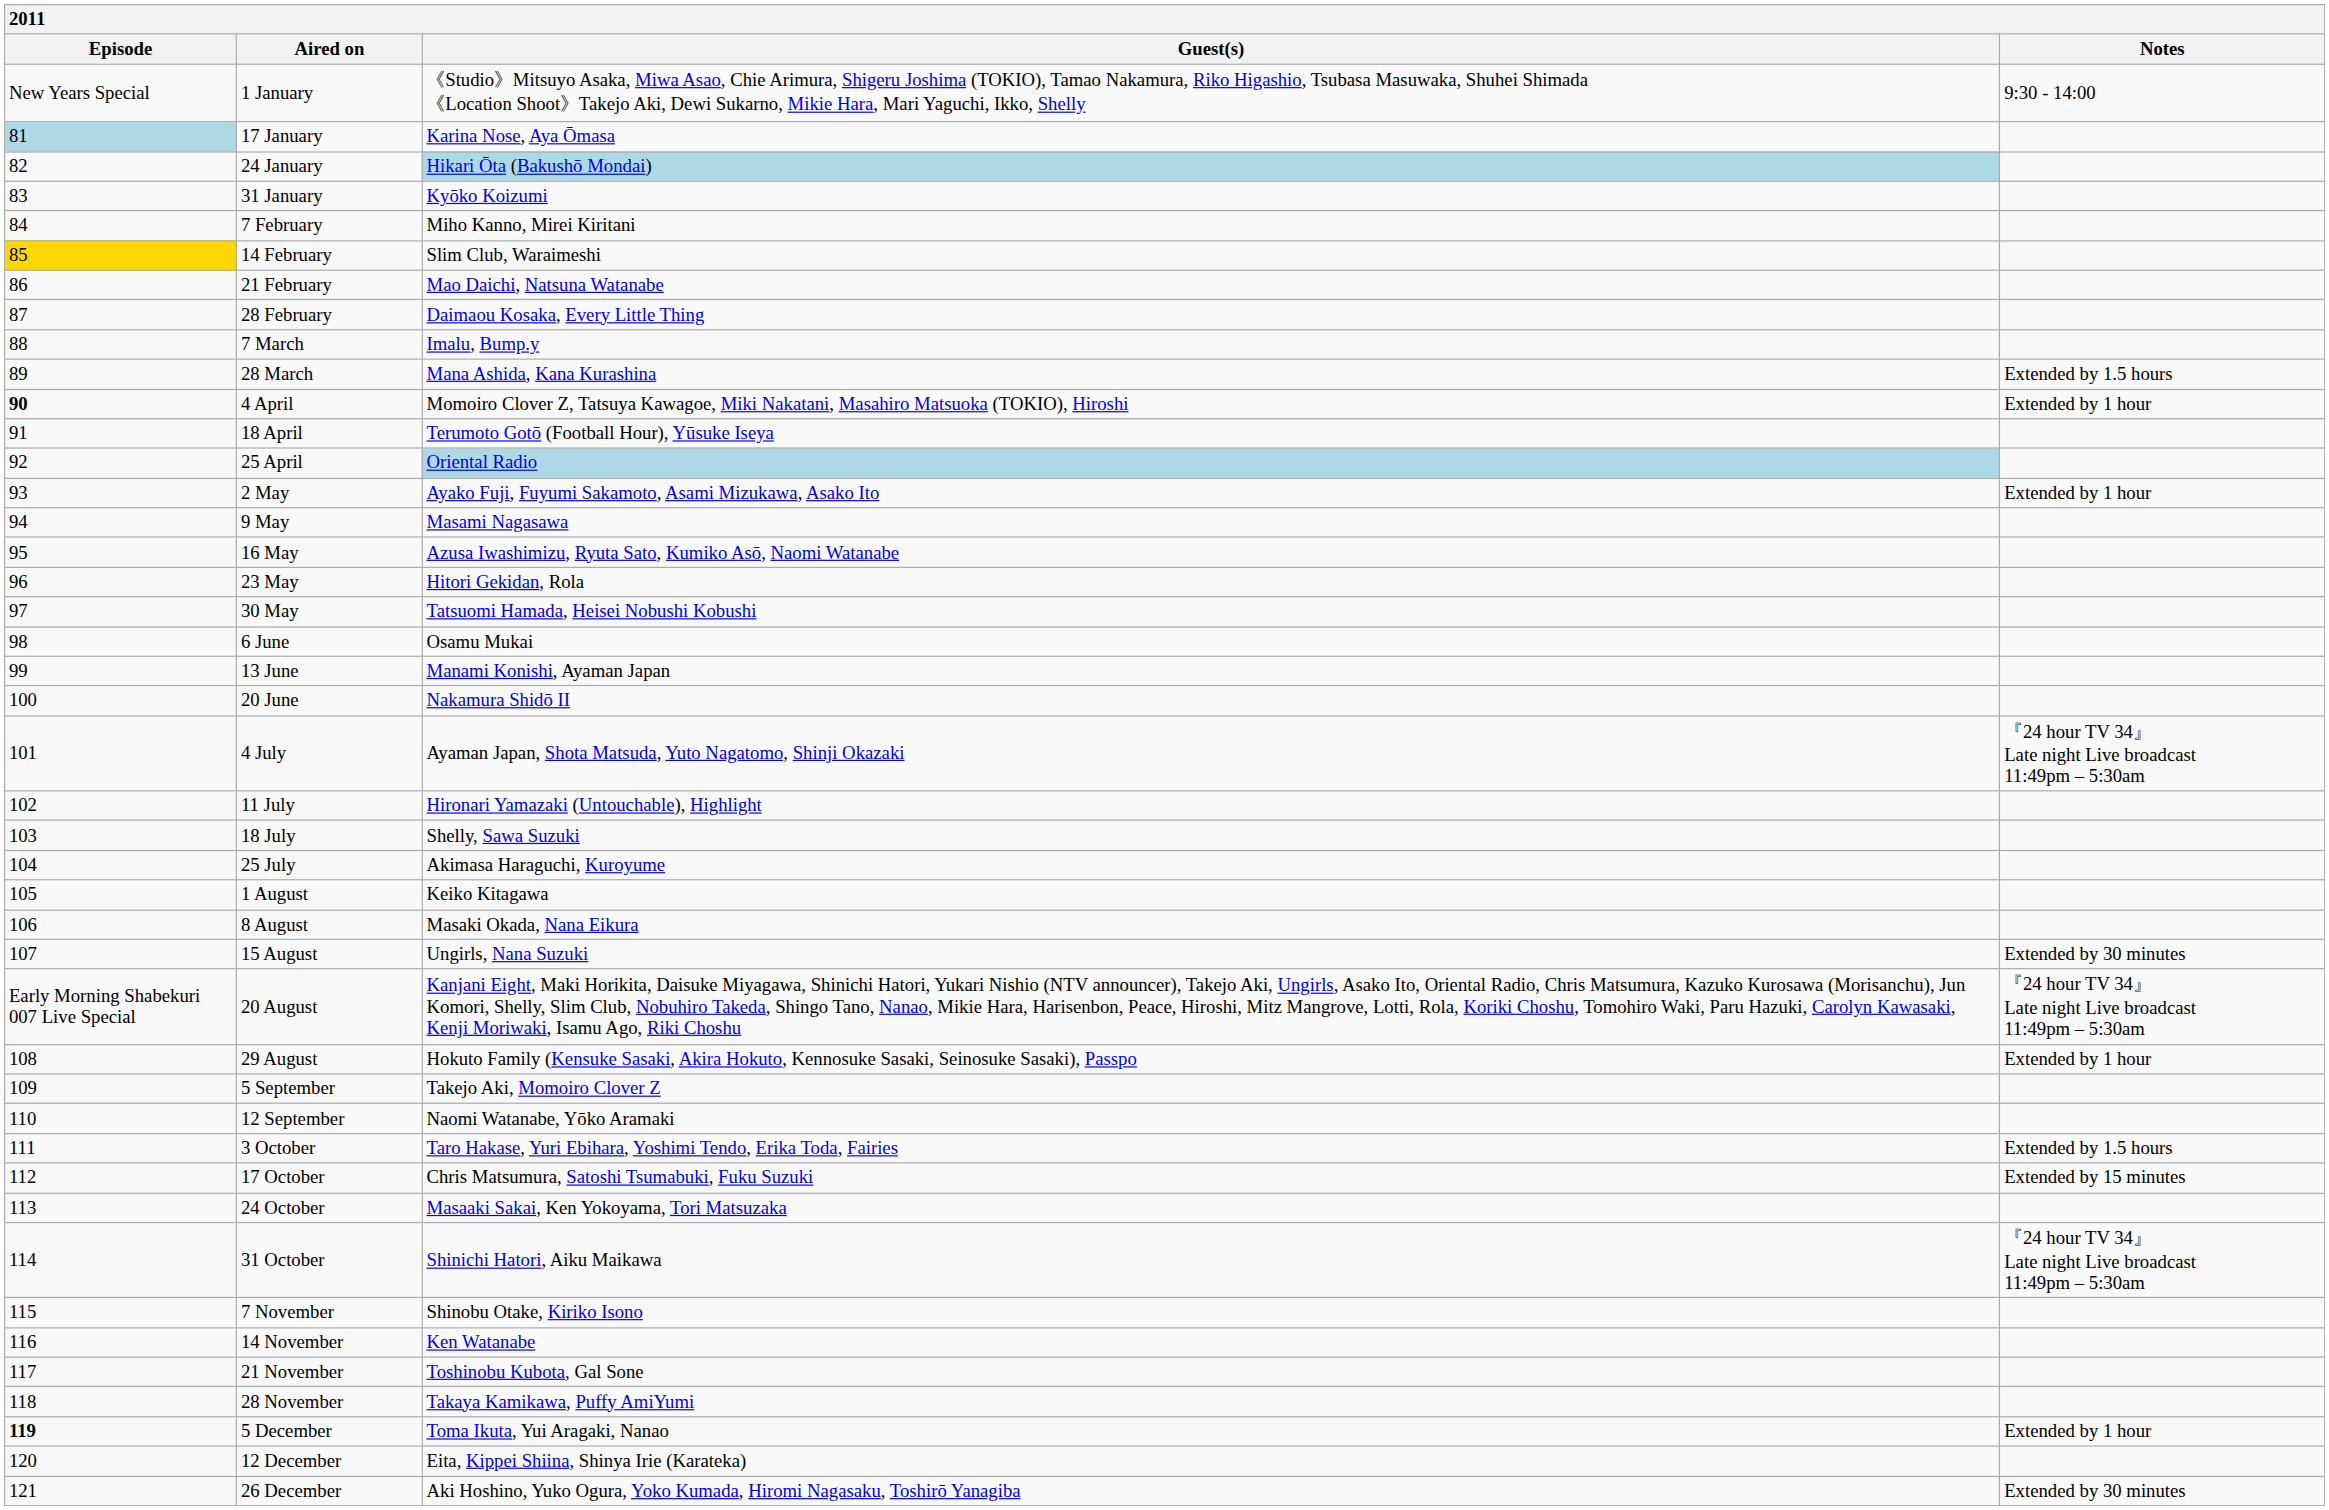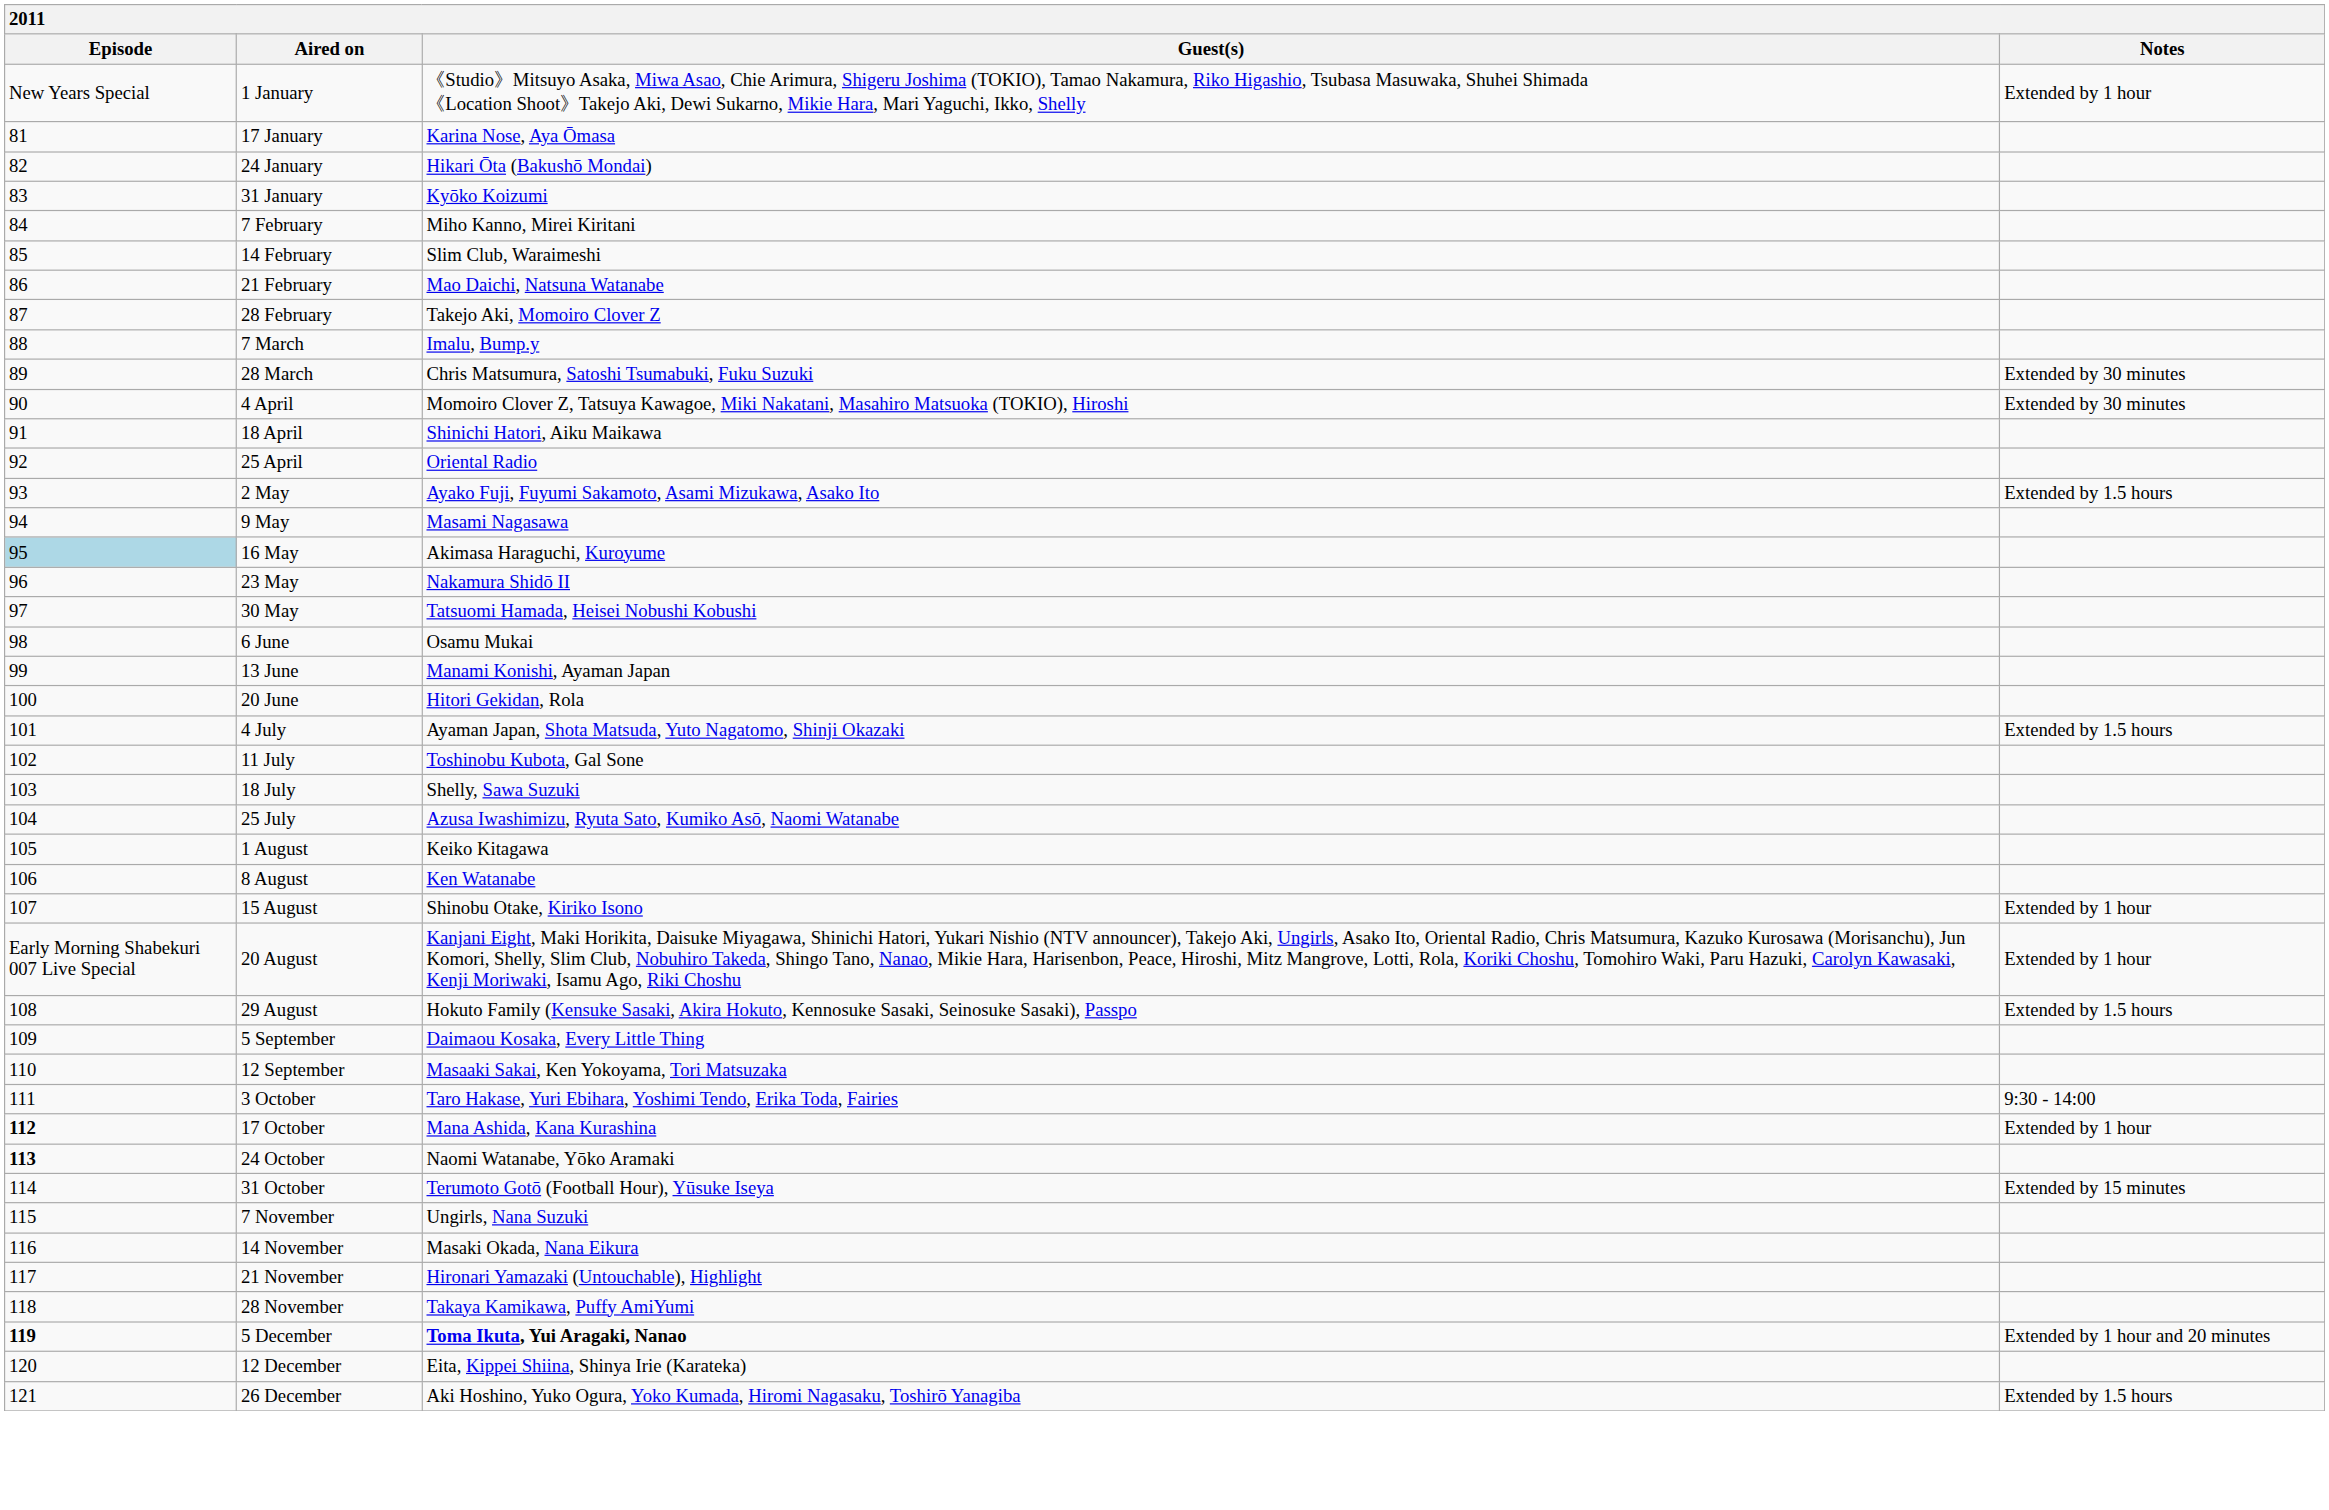(2050, 92) 9:30 - 14:00 -> (2078, 92) Extended by 1 hour
(18, 136) lightblue background -> (18, 136) no background
(539, 166) lightblue background -> (539, 166) no background
(18, 255) gold background -> (18, 255) no background
(565, 314) Daimaou Kosaka, Every Little Thing -> (544, 314) Takejo Aki, Momoiro Clover Z
(541, 374) Mana Ashida, Kana Kurashina -> (620, 374) Chris Matsumura, Satoshi Tsumabuki, Fuku Suzuki
(2088, 374) Extended by 1.5 hours -> (2095, 374) Extended by 30 minutes
(18, 403) bold -> (18, 403) normal
(2078, 403) Extended by 1 hour -> (2095, 403) Extended by 30 minutes
(600, 433) Terumoto Gotō (Football Hour), Yūsuke Iseya -> (544, 433) Shinichi Hatori, Aiku Maikawa
(482, 463) lightblue background -> (482, 463) no background
(2078, 492) Extended by 1 hour -> (2088, 492) Extended by 1.5 hours
(18, 552) no background -> (18, 552) lightblue background
(663, 552) Azusa Iwashimizu, Ryuta Sato, Kumiko Asō, Naomi Watanabe -> (546, 552) Akimasa Haraguchi, Kuroyume
(505, 581) Hitori Gekidan, Rola -> (498, 581) Nakamura Shidō II
(498, 700) Nakamura Shidō II -> (505, 700) Hitori Gekidan, Rola
(2100, 753) 『24 hour TV 34』 Late night Live broadcast 11:49pm – 5:30am -> (2088, 730) Extended by 1.5 hours
(594, 805) Hironari Yamazaki (Untouchable), Highlight -> (535, 759) Toshinobu Kubota, Gal Sone
(546, 864) Akimasa Haraguchi, Kuroyume -> (663, 819) Azusa Iwashimizu, Ryuta Sato, Kumiko Asō, Naomi Watanabe
(533, 924) Masaki Okada, Nana Eikura -> (481, 878) Ken Watanabe
(507, 954) Ungirls, Nana Suzuki -> (535, 908) Shinobu Otake, Kiriko Isono
(2095, 954) Extended by 30 minutes -> (2078, 908) Extended by 1 hour
(2100, 1007) 『24 hour TV 34』 Late night Live broadcast 11:49pm – 5:30am -> (2078, 959) Extended by 1 hour
(2078, 1059) Extended by 1 hour -> (2088, 1009) Extended by 1.5 hours
(544, 1088) Takejo Aki, Momoiro Clover Z -> (565, 1039) Daimaou Kosaka, Every Little Thing
(551, 1118) Naomi Watanabe, Yōko Aramaki -> (607, 1069) Masaaki Sakai, Ken Yokoyama, Tori Matsuzaka
(2088, 1148) Extended by 1.5 hours -> (2050, 1098) 9:30 - 14:00
(23, 1177) normal -> (22, 1128) bold
(620, 1177) Chris Matsumura, Satoshi Tsumabuki, Fuku Suzuki -> (541, 1128) Mana Ashida, Kana Kurashina
(2095, 1177) Extended by 15 minutes -> (2078, 1128) Extended by 1 hour
(23, 1207) normal -> (22, 1158) bold
(607, 1207) Masaaki Sakai, Ken Yokoyama, Tori Matsuzaka -> (551, 1158) Naomi Watanabe, Yōko Aramaki
(544, 1259) Shinichi Hatori, Aiku Maikawa -> (600, 1188) Terumoto Gotō (Football Hour), Yūsuke Iseya
(2100, 1260) 『24 hour TV 34』 Late night Live broadcast 11:49pm – 5:30am -> (2095, 1188) Extended by 15 minutes
(535, 1312) Shinobu Otake, Kiriko Isono -> (507, 1217) Ungirls, Nana Suzuki
(481, 1342) Ken Watanabe -> (533, 1247) Masaki Okada, Nana Eikura
(535, 1371) Toshinobu Kubota, Gal Sone -> (594, 1277) Hironari Yamazaki (Untouchable), Highlight
(548, 1431) normal -> (557, 1336) bold
(2078, 1431) Extended by 1 hour -> (2137, 1336) Extended by 1 hour and 20 minutes
(2095, 1490) Extended by 30 minutes -> (2088, 1395) Extended by 1.5 hours
